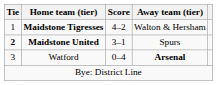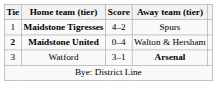(170, 26) Walton & Hersham -> (170, 26) Spurs
(119, 42) 3–1 -> (119, 42) 0–4
(170, 42) Spurs -> (170, 42) Walton & Hersham
(119, 57) 0–4 -> (119, 57) 3–1
